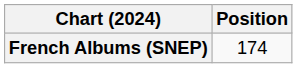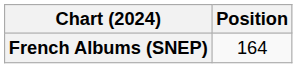(252, 47) 174 -> (252, 47) 164
